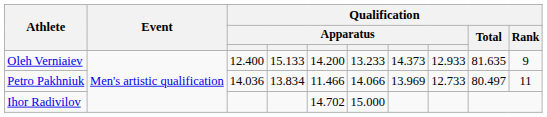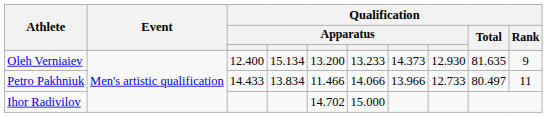(287, 61) 15.133 -> (287, 61) 15.134
(327, 61) 14.200 -> (327, 61) 13.200
(448, 61) 12.933 -> (448, 61) 12.930
(247, 81) 14.036 -> (247, 81) 14.433
(408, 81) 13.969 -> (408, 81) 13.966
